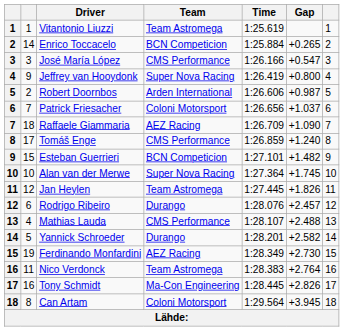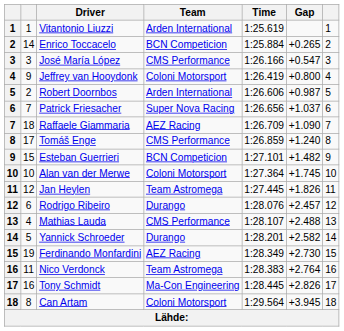(184, 28) Team Astromega -> (189, 28) Arden International
(190, 76) Super Nova Racing -> (186, 76) Coloni Motorsport
(186, 108) Coloni Motorsport -> (190, 108) Super Nova Racing
(190, 173) Super Nova Racing -> (186, 173) Coloni Motorsport
